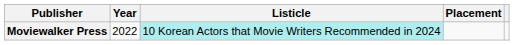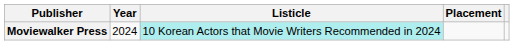(125, 31) 2022 -> (125, 31) 2024
